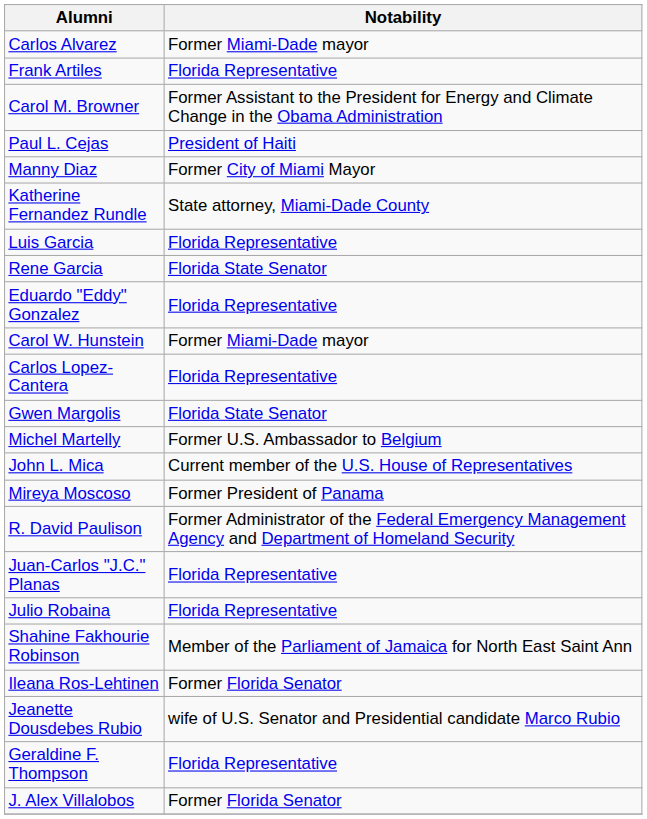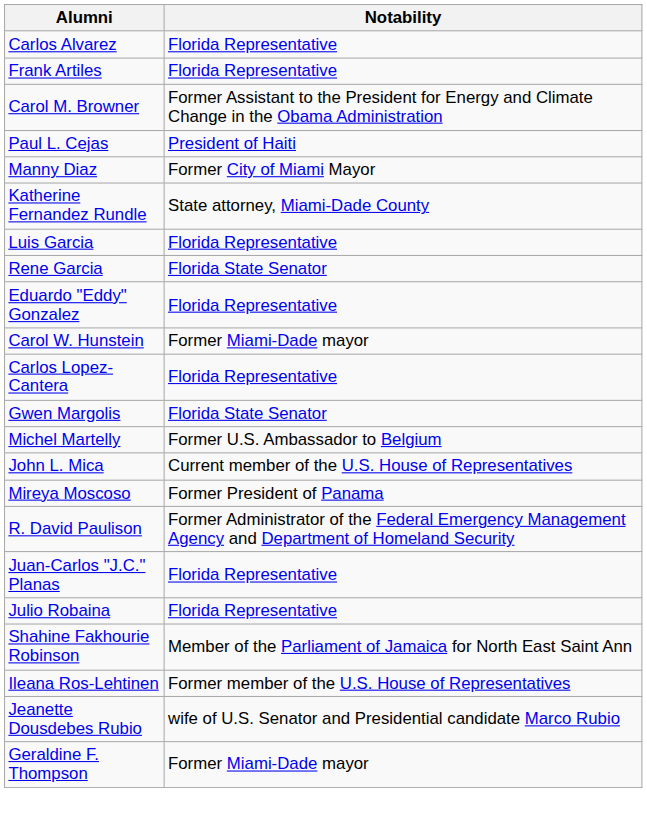(268, 44) Former Miami-Dade mayor -> (253, 44) Florida Representative
(255, 682) Former Florida Senator -> (369, 682) Former member of the U.S. House of Representatives
(253, 764) Florida Representative -> (268, 764) Former Miami-Dade mayor
- row: (71, 800)
